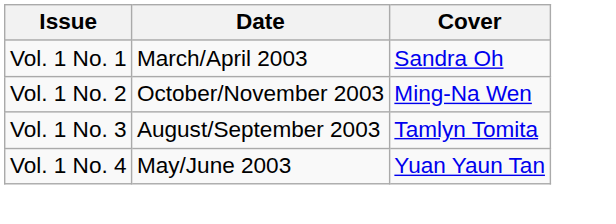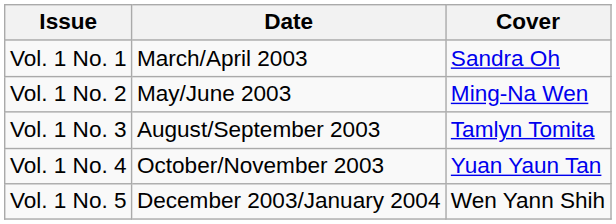(260, 93) October/November 2003 -> (214, 93) May/June 2003
(214, 165) May/June 2003 -> (260, 165) October/November 2003
+ row: (68, 201)
